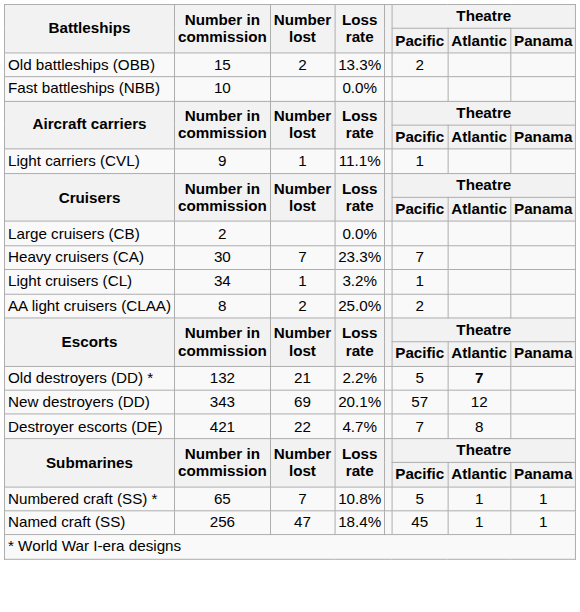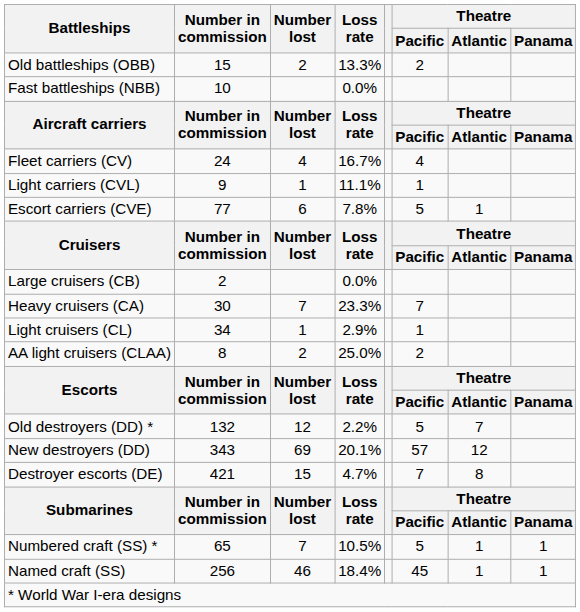+ row: (70, 161)
+ row: (80, 209)
(360, 281) 3.2% -> (360, 329) 2.9%
(302, 378) 21 -> (302, 426) 12
(479, 378) bold -> (479, 426) normal
(302, 426) 22 -> (302, 474) 15
(360, 498) 10.8% -> (360, 546) 10.5%
(302, 522) 47 -> (302, 570) 46
